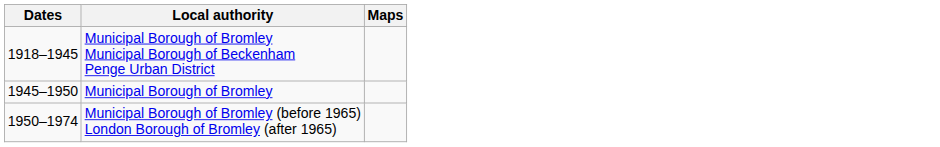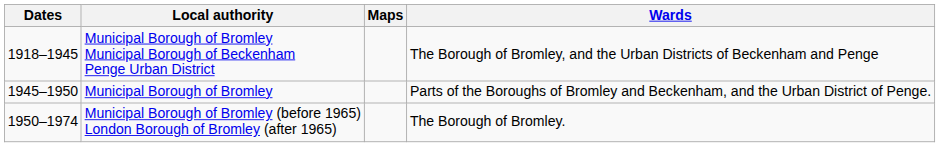+ column: (671, 15)
